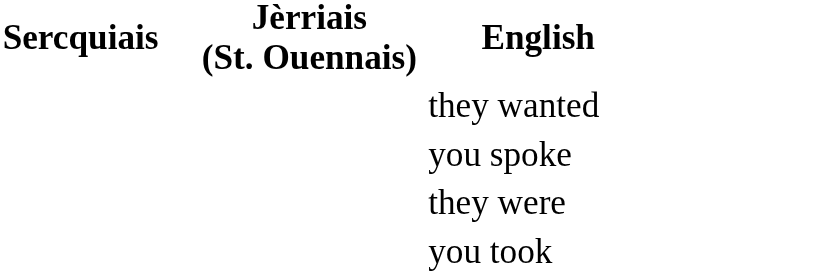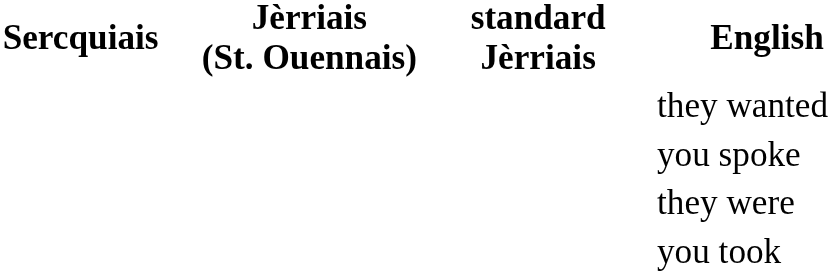+ column: (538, 37)
